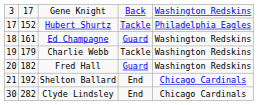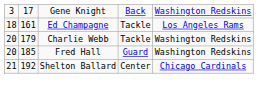- row: (78, 25)
(135, 39) Guard -> (135, 25) Tackle
(203, 39) Washington Redskins -> (203, 25) Los Angeles Rams
(11, 53) 19 -> (11, 39) 20
(28, 66) 182 -> (28, 53) 185
(135, 80) End -> (135, 66) Center
- row: (78, 94)
